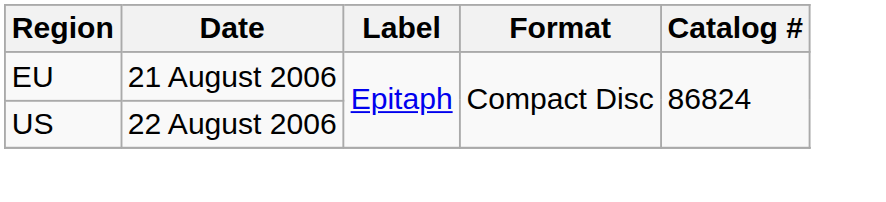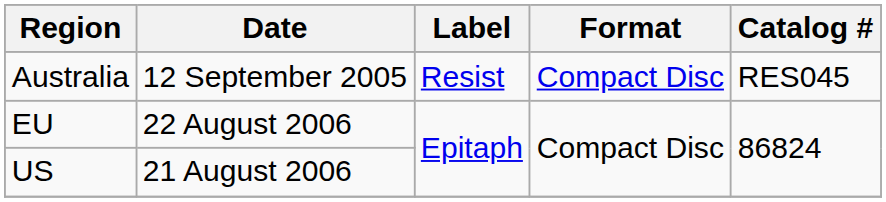+ row: (70, 76)
(232, 76) 21 August 2006 -> (247, 123) 22 August 2006
(232, 123) 22 August 2006 -> (247, 171) 21 August 2006
